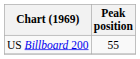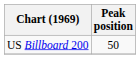(113, 44) 55 -> (113, 44) 50
